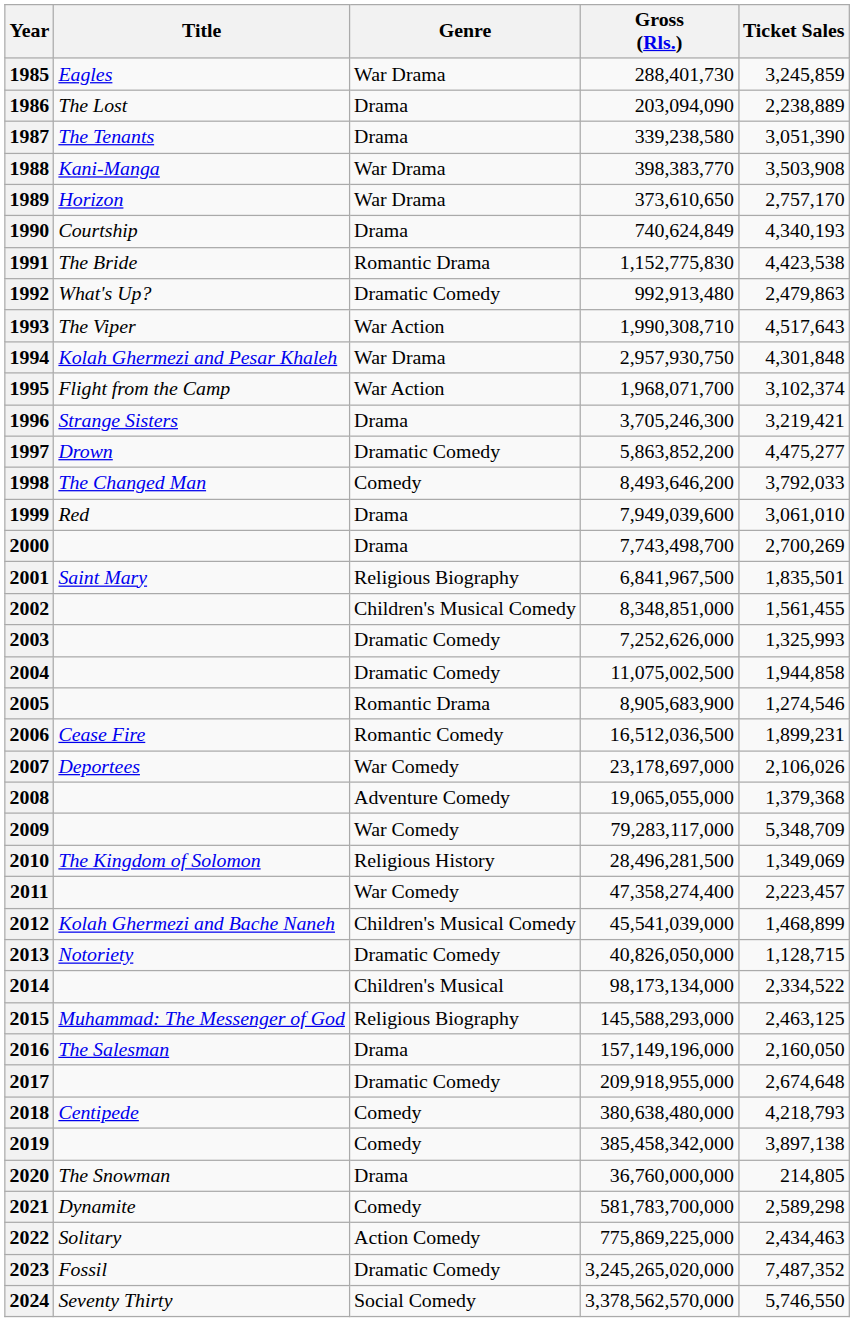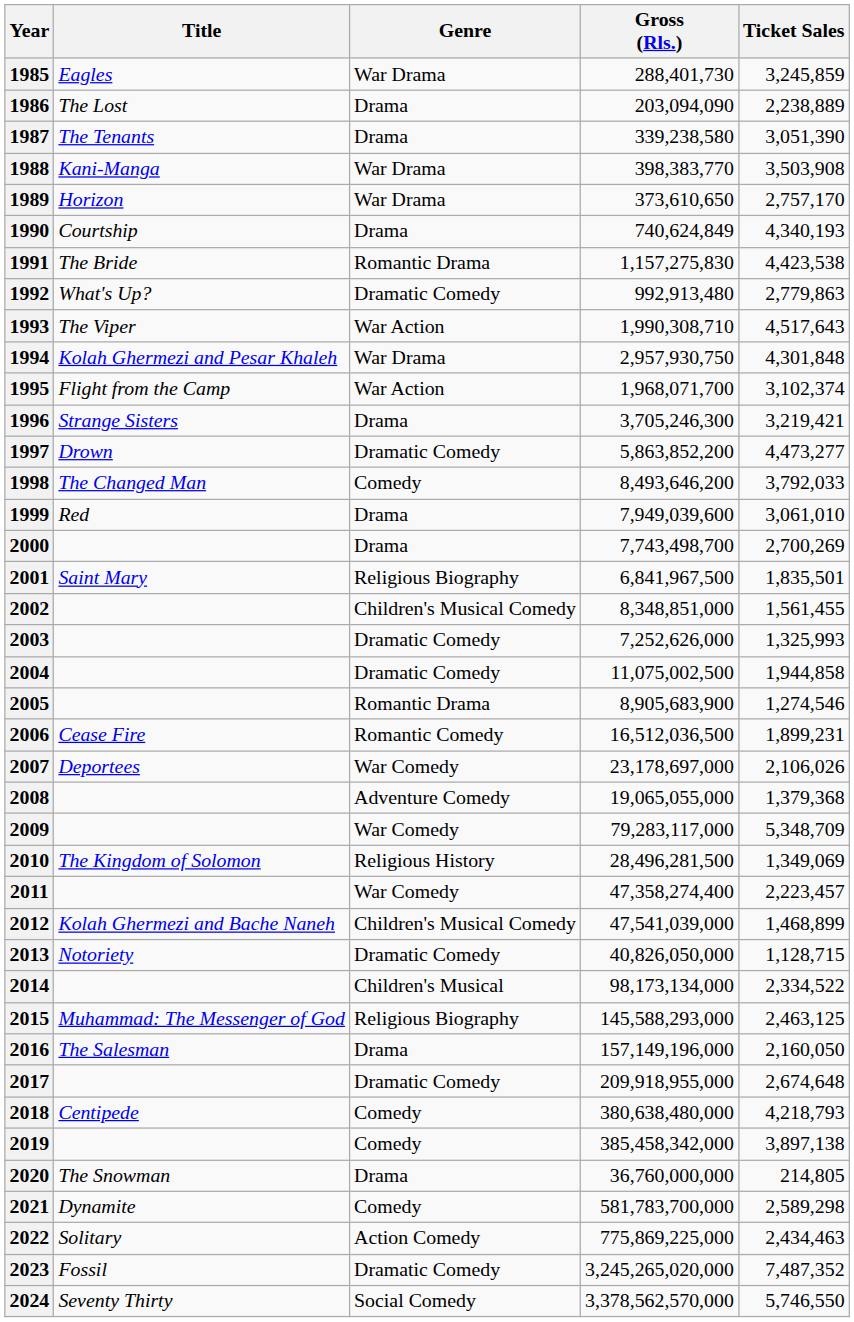(677, 262) 1,152,775,830 -> (677, 262) 1,157,275,830
(805, 294) 2,479,863 -> (805, 294) 2,779,863
(805, 451) 4,475,277 -> (805, 451) 4,473,277
(672, 923) 45,541,039,000 -> (672, 923) 47,541,039,000
